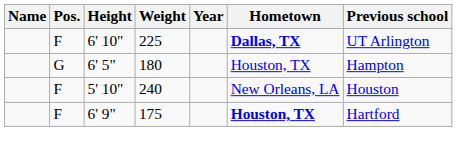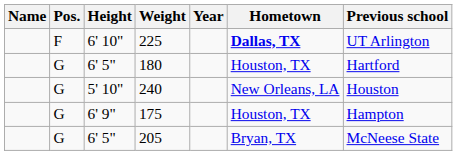(375, 65) Hampton -> (373, 65) Hartford
(58, 89) F -> (59, 89) G
(58, 114) F -> (59, 114) G
(273, 114) bold -> (271, 114) normal
(373, 114) Hartford -> (375, 114) Hampton
+ row: (150, 138)
